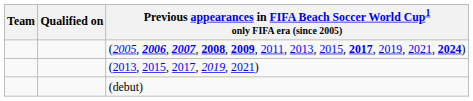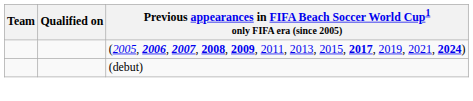- row: (184, 67)
